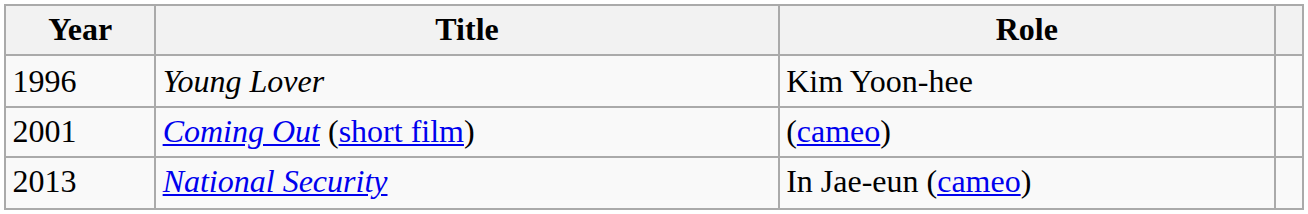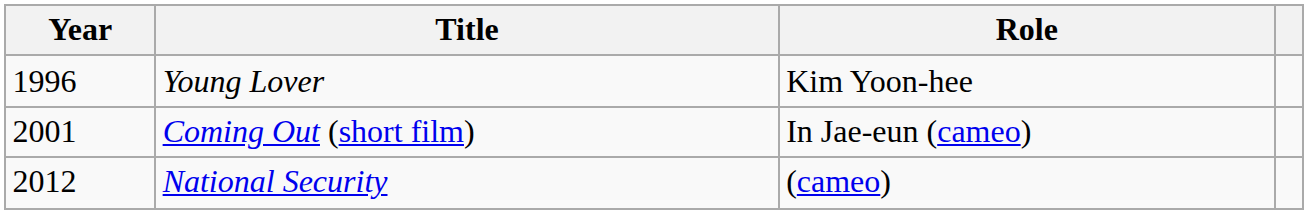(839, 131) (cameo) -> (909, 131) In Jae-eun (cameo)
(44, 182) 2013 -> (44, 182) 2012
(909, 182) In Jae-eun (cameo) -> (839, 182) (cameo)
